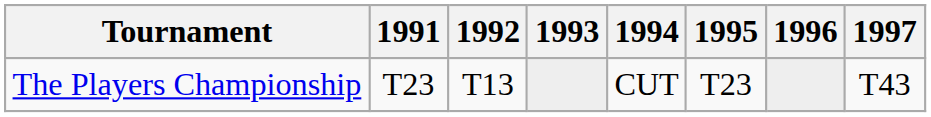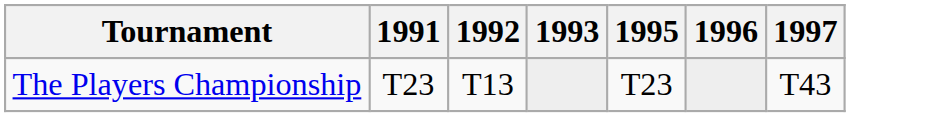- column: (647, 31)
